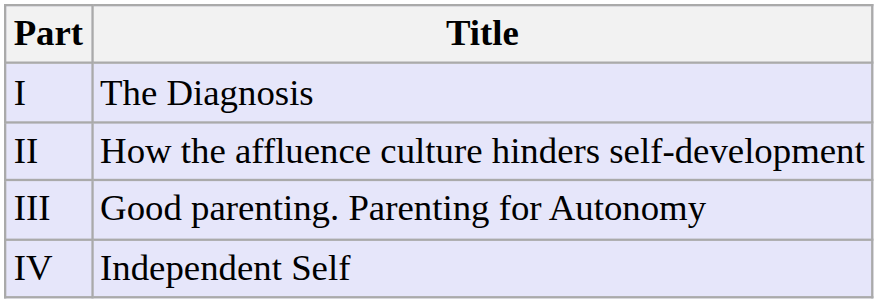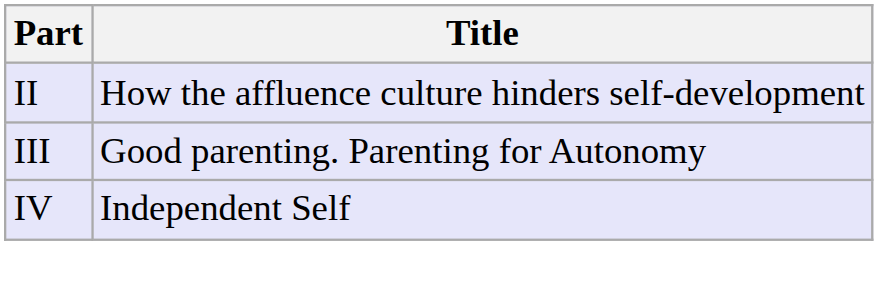- row: (20, 92)
